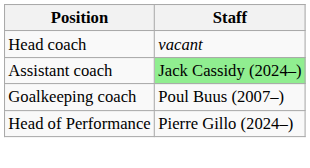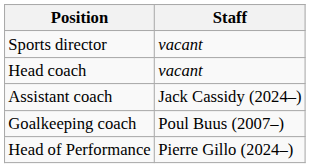+ row: (58, 44)
(230, 70) lightgreen background -> (230, 96) no background
